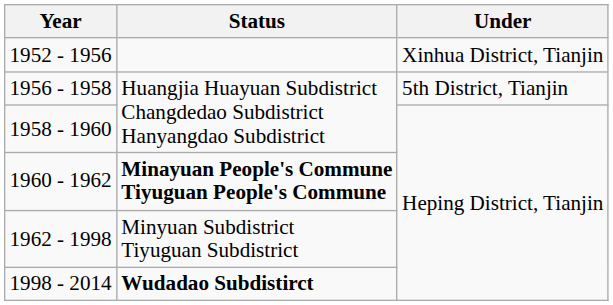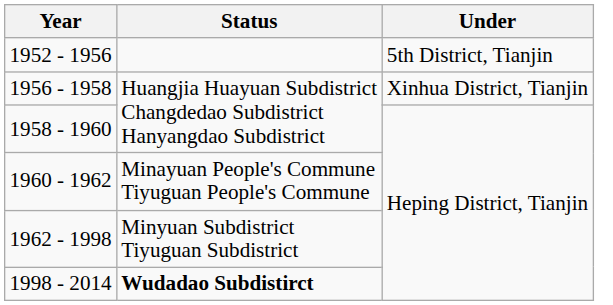(503, 54) Xinhua District, Tianjin -> (470, 54) 5th District, Tianjin
(485, 88) 5th District, Tianjin -> (487, 88) Xinhua District, Tianjin
(257, 181) bold -> (248, 181) normal
